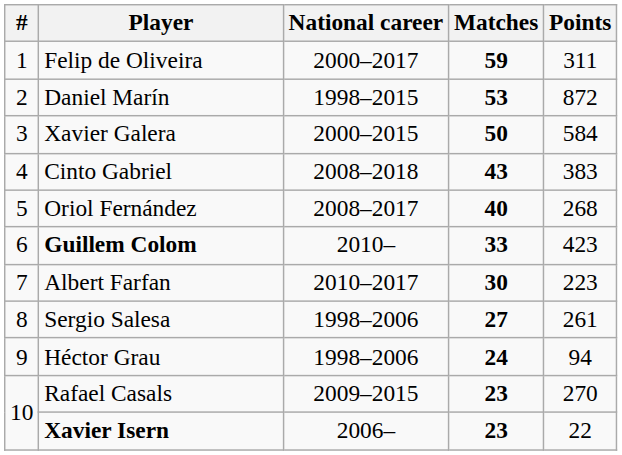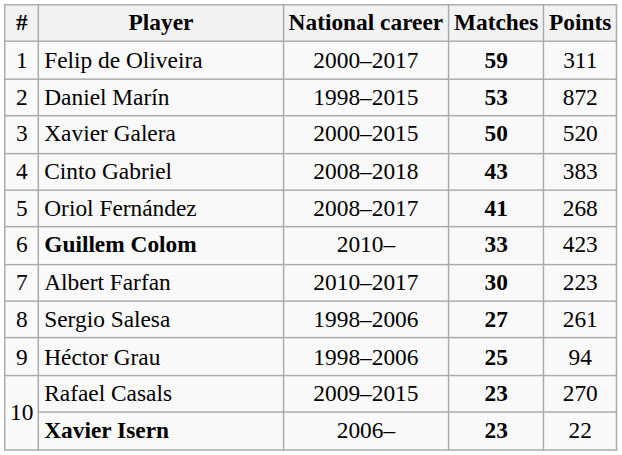(580, 134) 584 -> (580, 134) 520
(496, 208) 40 -> (496, 208) 41
(496, 356) 24 -> (496, 356) 25
